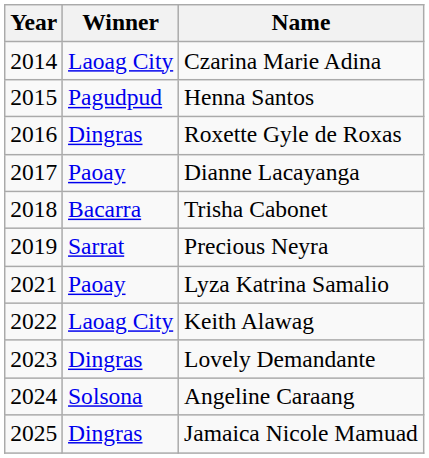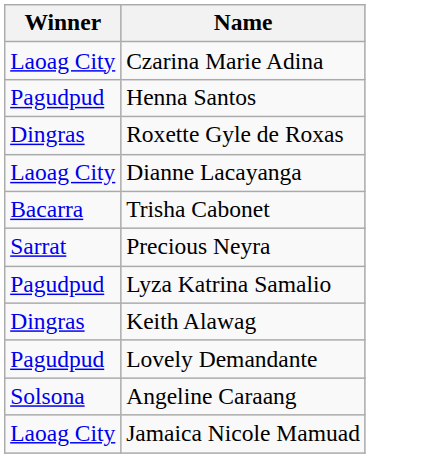- column: (34, 23)
(97, 172) Paoay -> (63, 172) Laoag City
(97, 284) Paoay -> (57, 284) Pagudpud
(121, 321) Laoag City -> (47, 321) Dingras
(105, 358) Dingras -> (57, 358) Pagudpud
(105, 433) Dingras -> (63, 433) Laoag City
